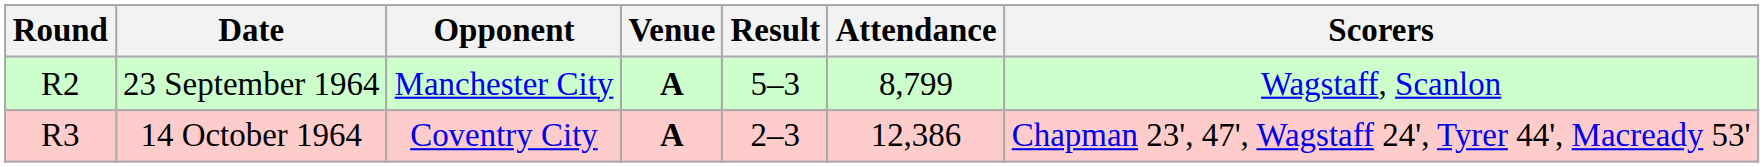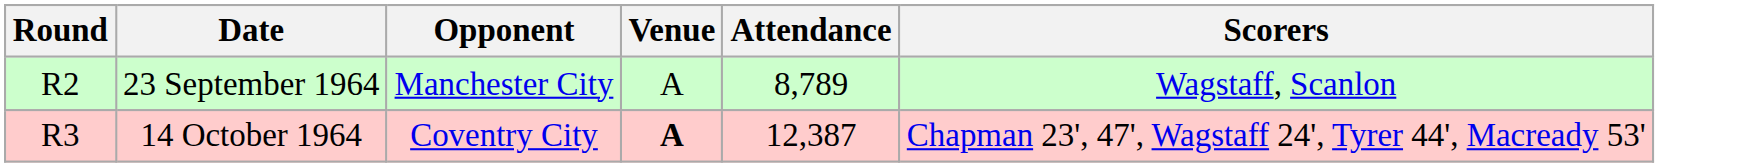- column: (775, 30)
(672, 82) bold -> (672, 82) normal
(916, 82) 8,799 -> (811, 82) 8,789
(916, 135) 12,386 -> (811, 135) 12,387
